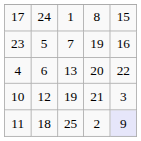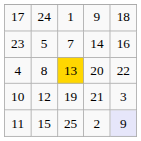(97, 17) 8 -> (97, 17) 9
(123, 17) 15 -> (123, 17) 18
(97, 44) 19 -> (97, 44) 14
(44, 70) 6 -> (44, 70) 8
(71, 70) no background -> (71, 70) gold background
(44, 123) 18 -> (44, 123) 15
